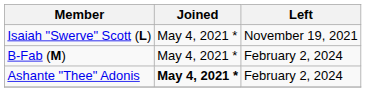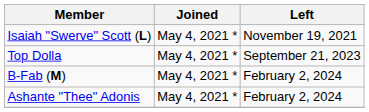+ row: (34, 55)
(198, 76) bold -> (197, 96) normal
